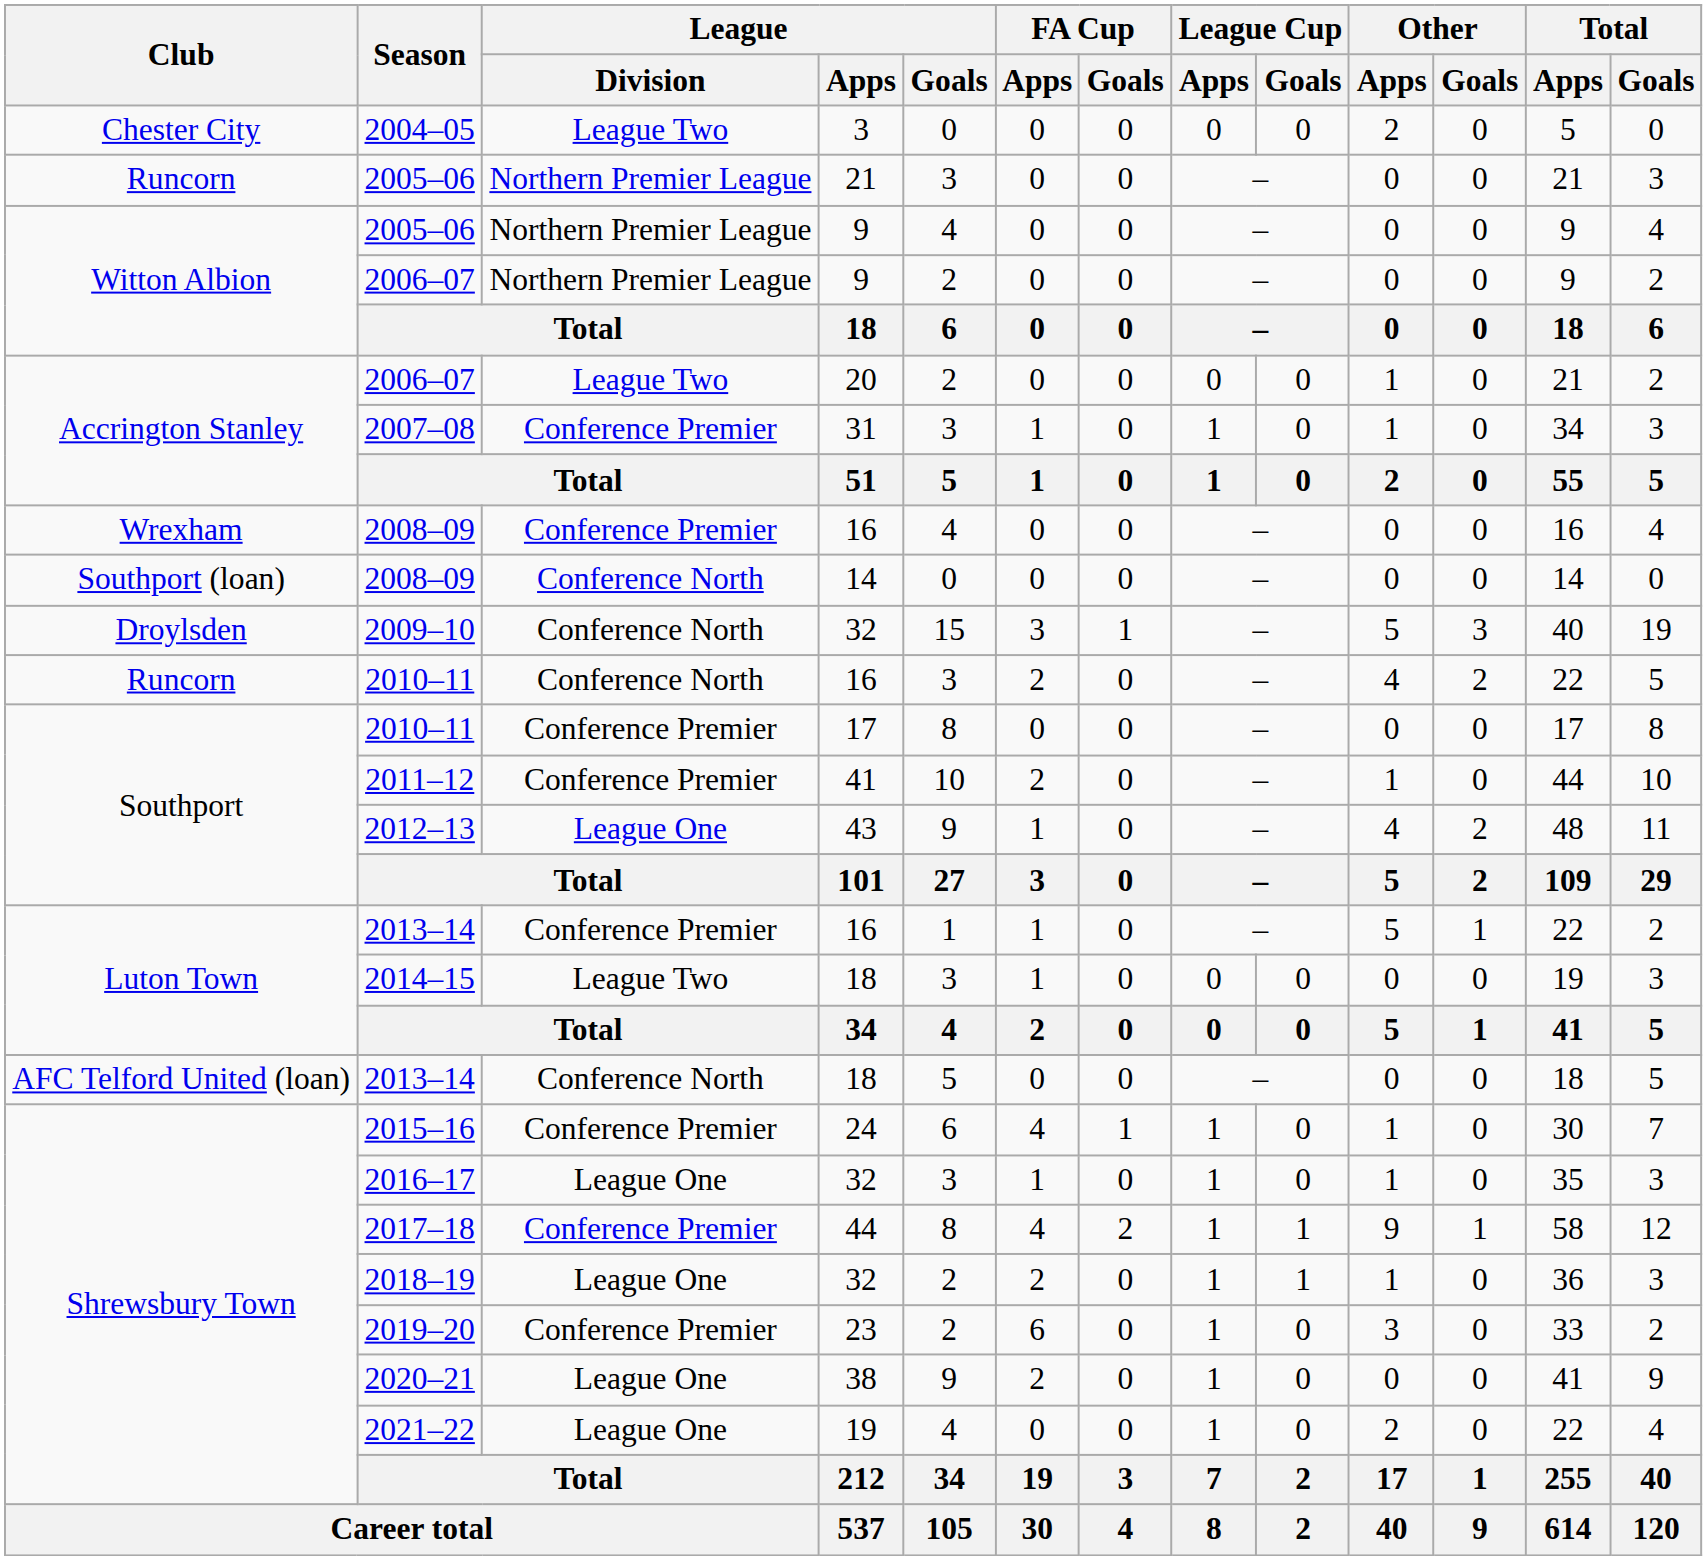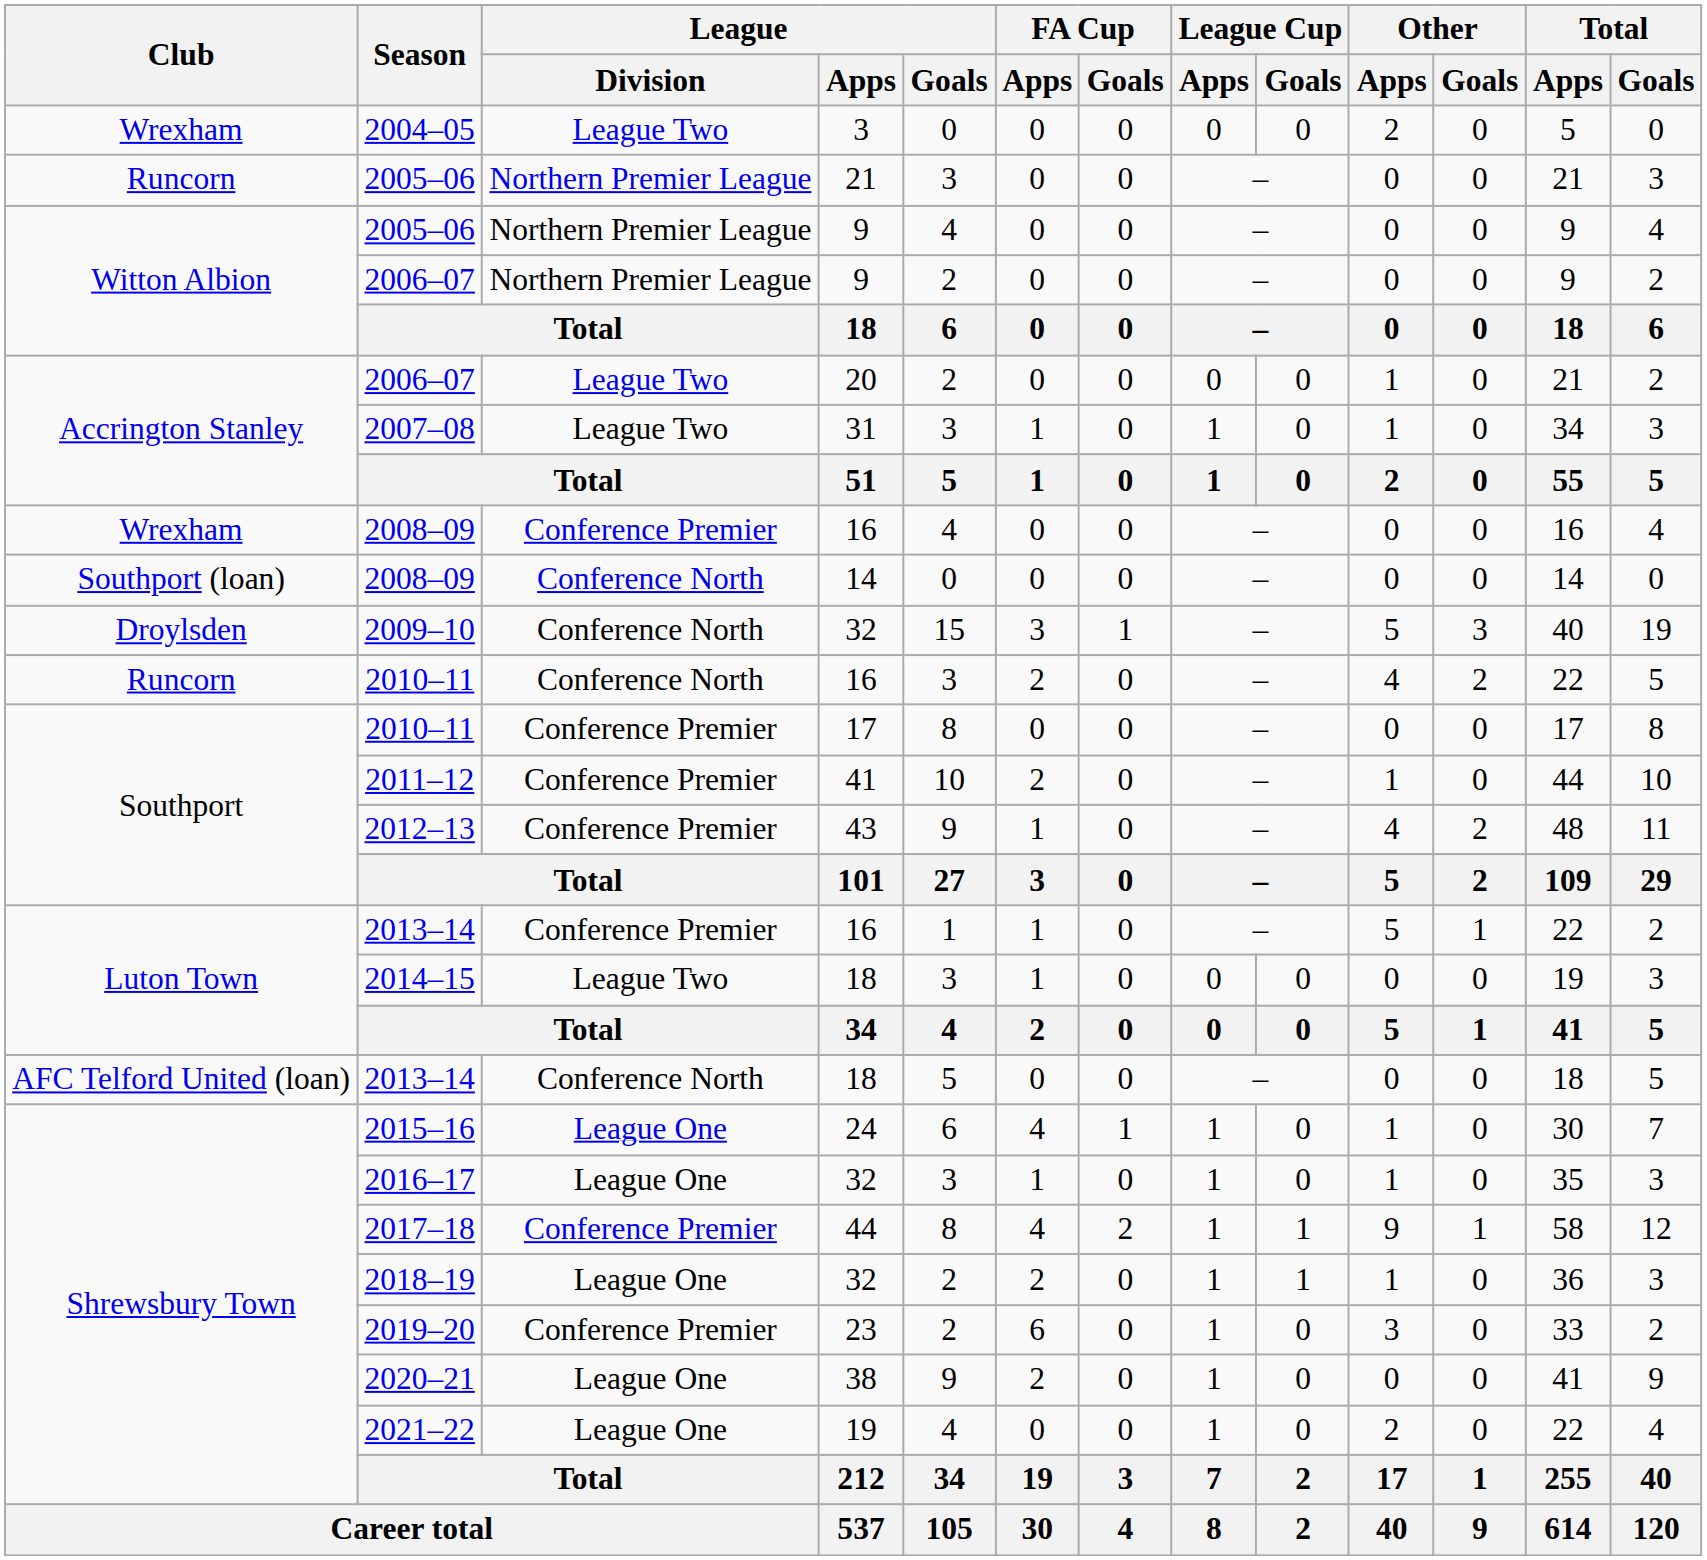(181, 129) Chester City -> (181, 129) Wrexham
(650, 429) Conference Premier -> (650, 429) League Two
(650, 829) League One -> (650, 829) Conference Premier
(650, 1129) Conference Premier -> (650, 1129) League One
